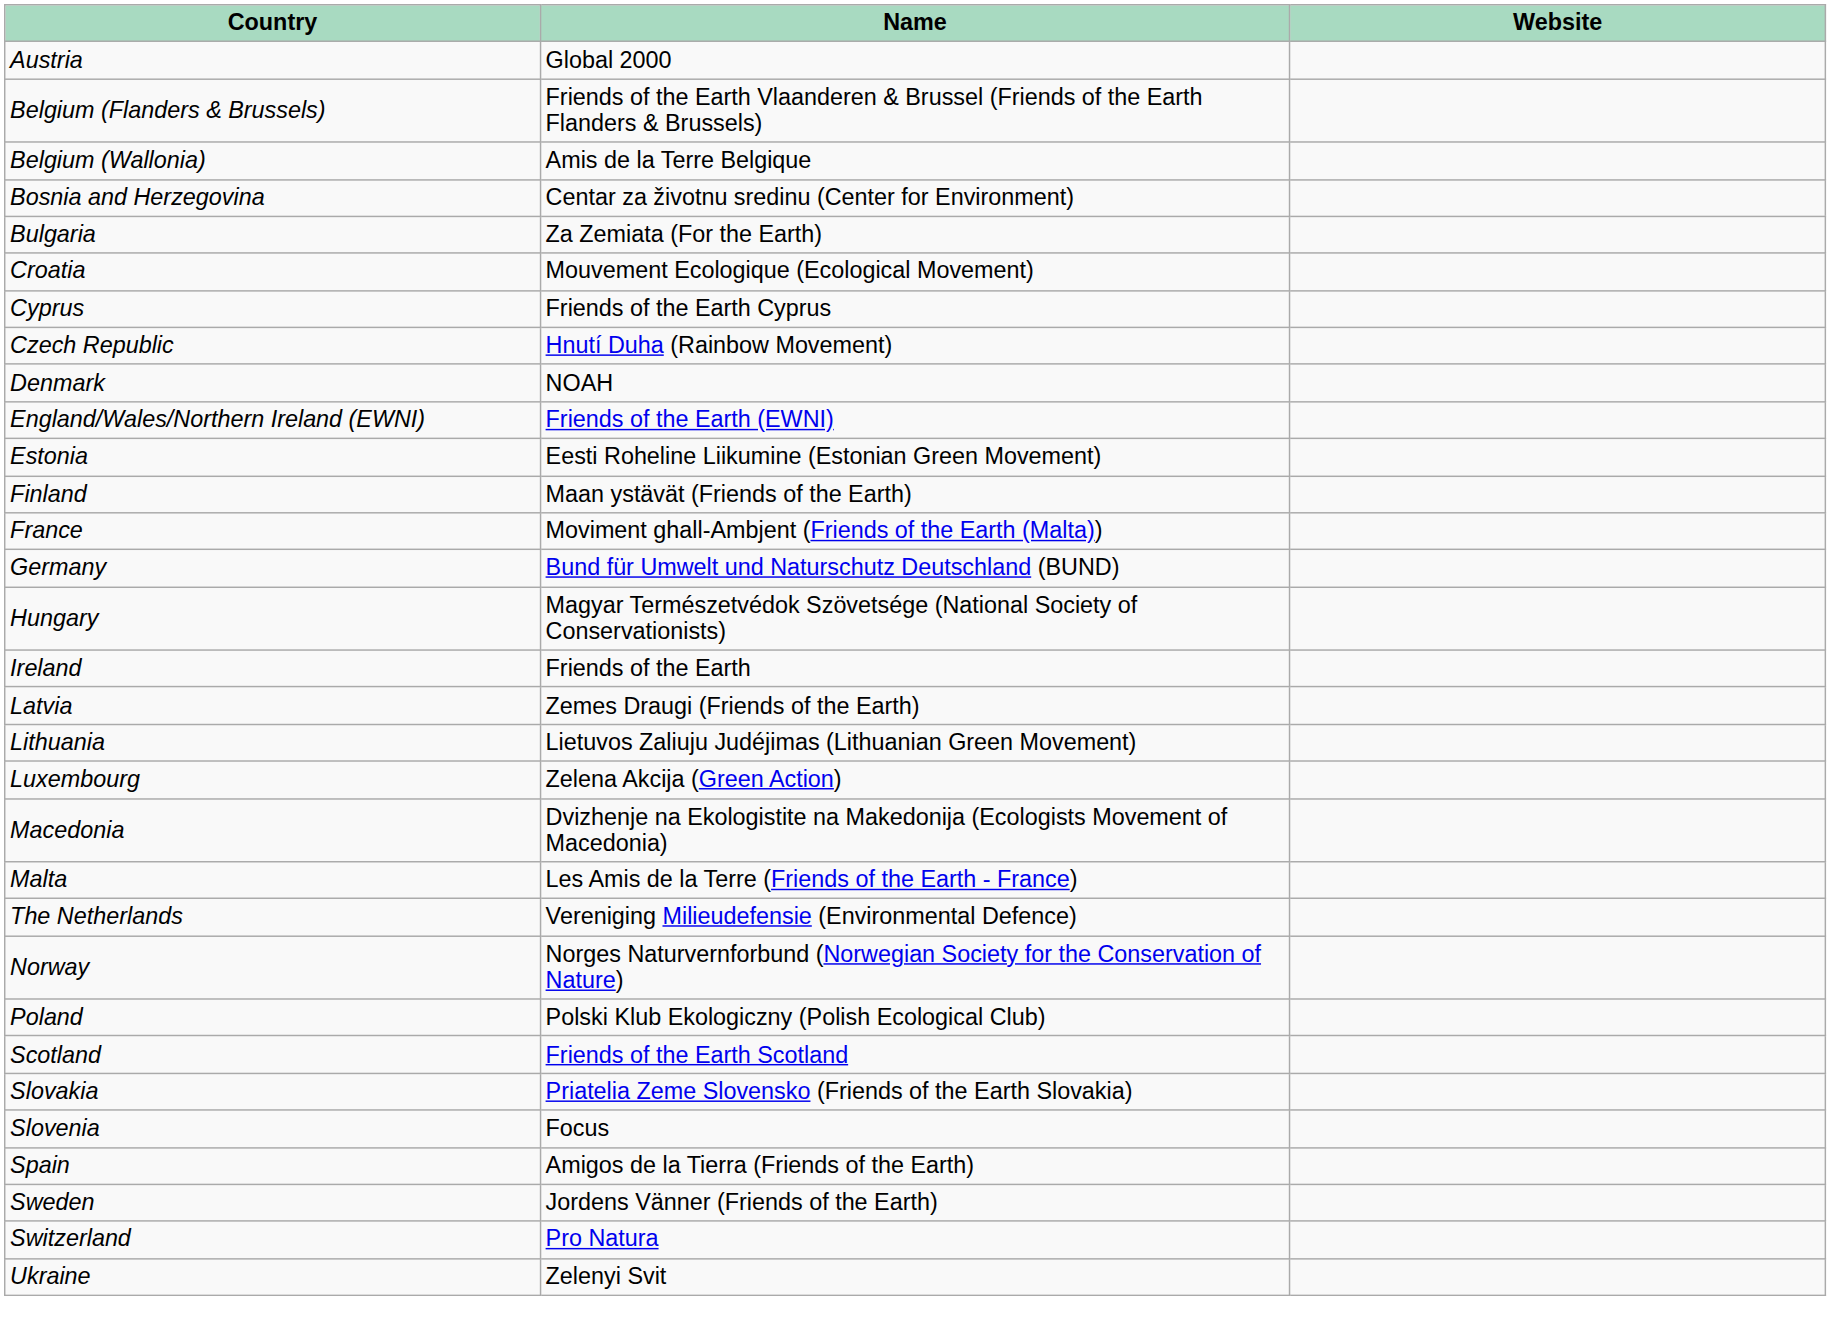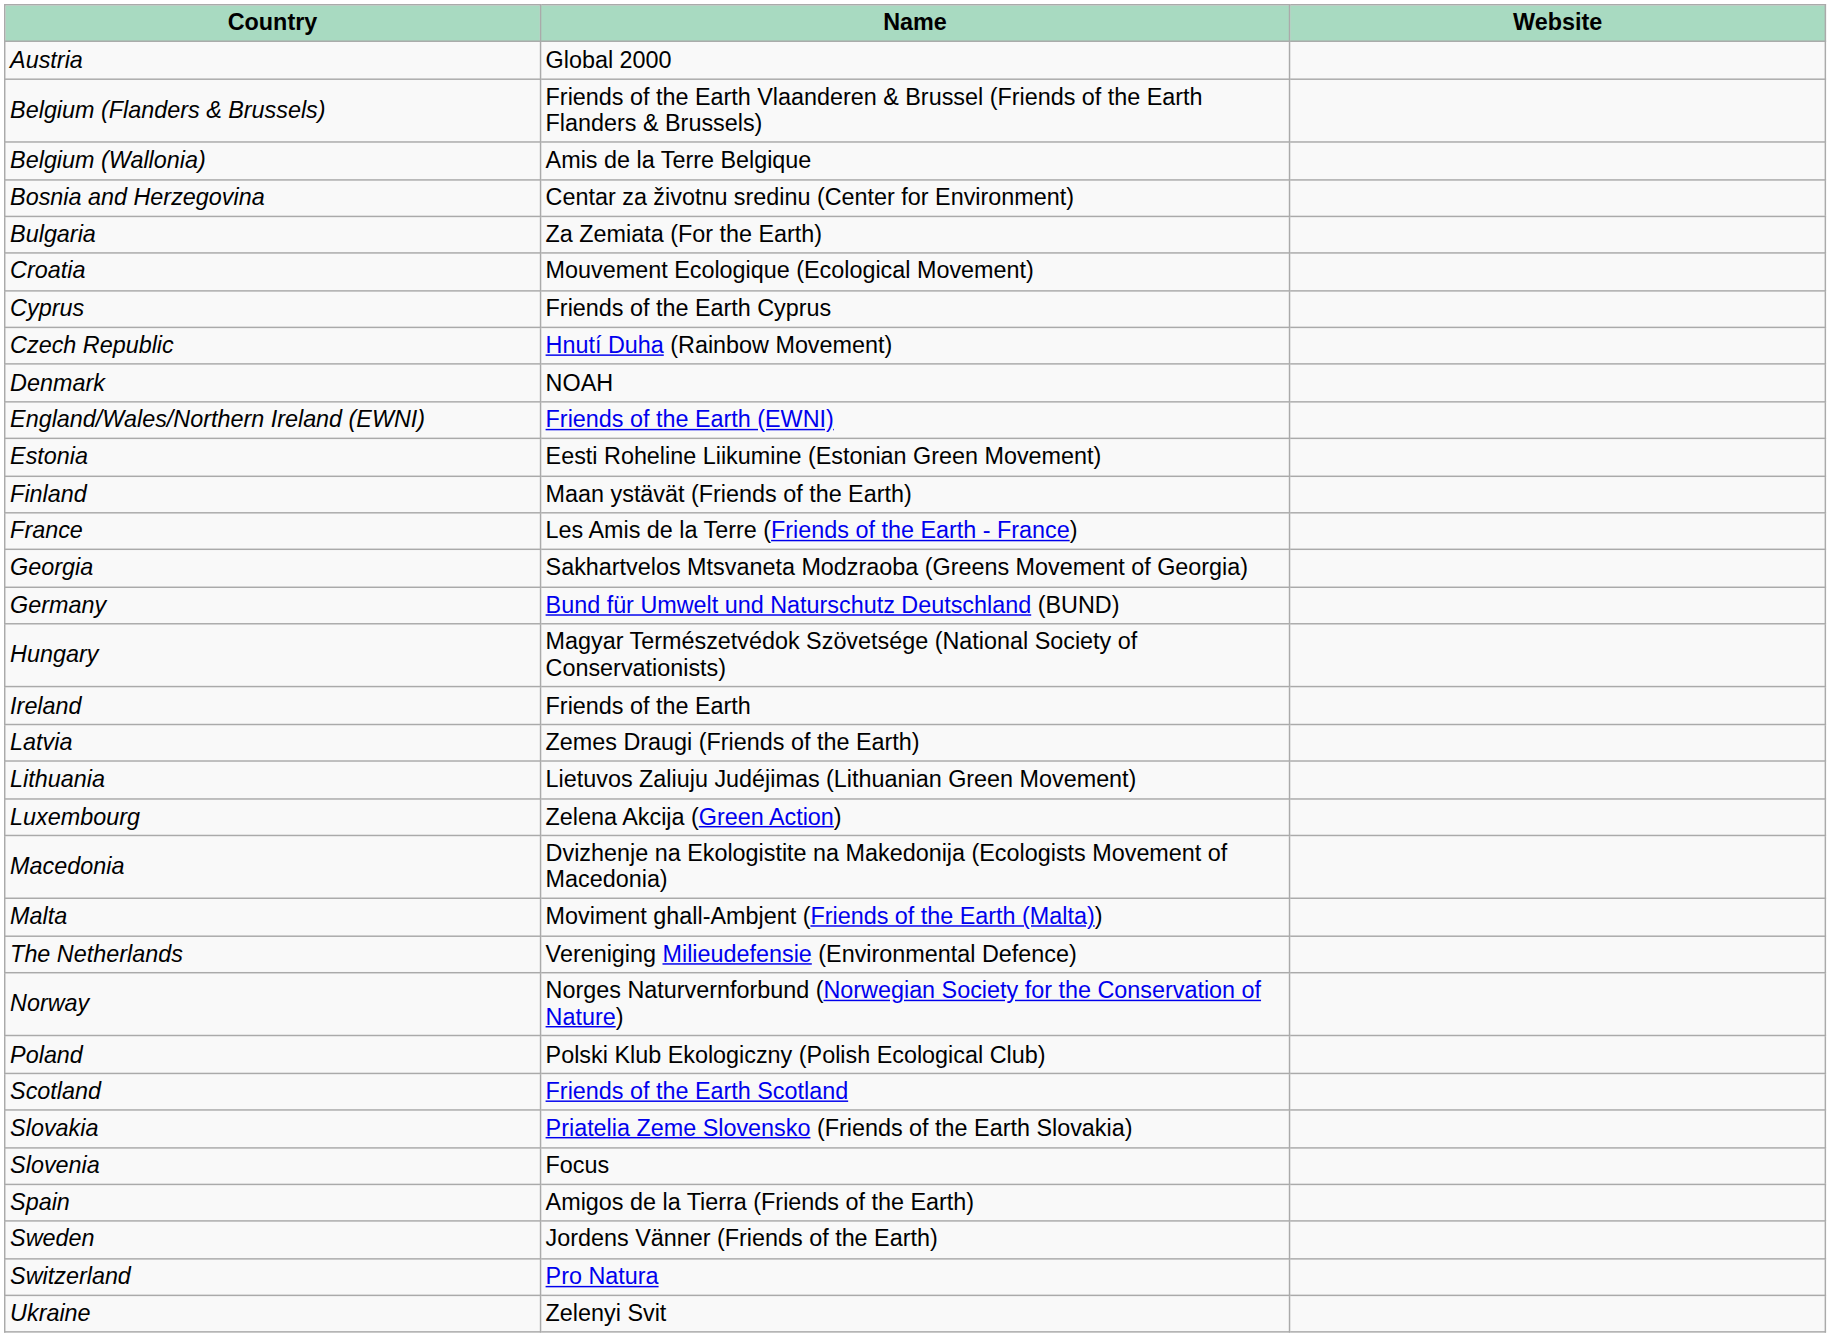(824, 530) Moviment ghall-Ambjent (Friends of the Earth (Malta)) -> (812, 530) Les Amis de la Terre (Friends of the Earth - France)
+ row: (52, 567)
(812, 879) Les Amis de la Terre (Friends of the Earth - France) -> (824, 916) Moviment ghall-Ambjent (Friends of the Earth (Malta))
